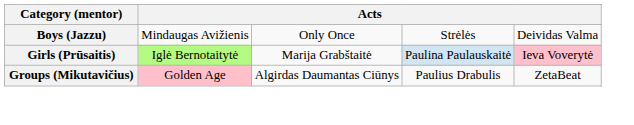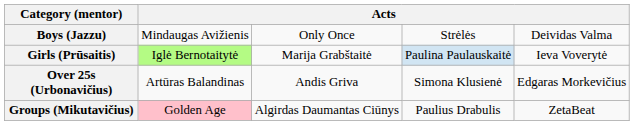(558, 55) pink background -> (572, 55) no background
+ row: (71, 82)
